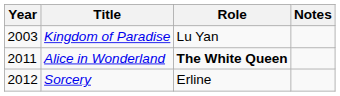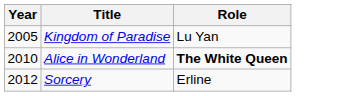- column: (313, 15)
(23, 36) 2003 -> (23, 36) 2005
(22, 58) 2011 -> (23, 58) 2010
